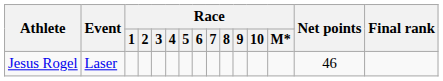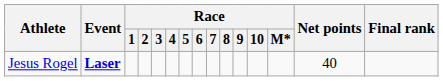(101, 64) normal -> (103, 64) bold
(329, 64) 46 -> (329, 64) 40
